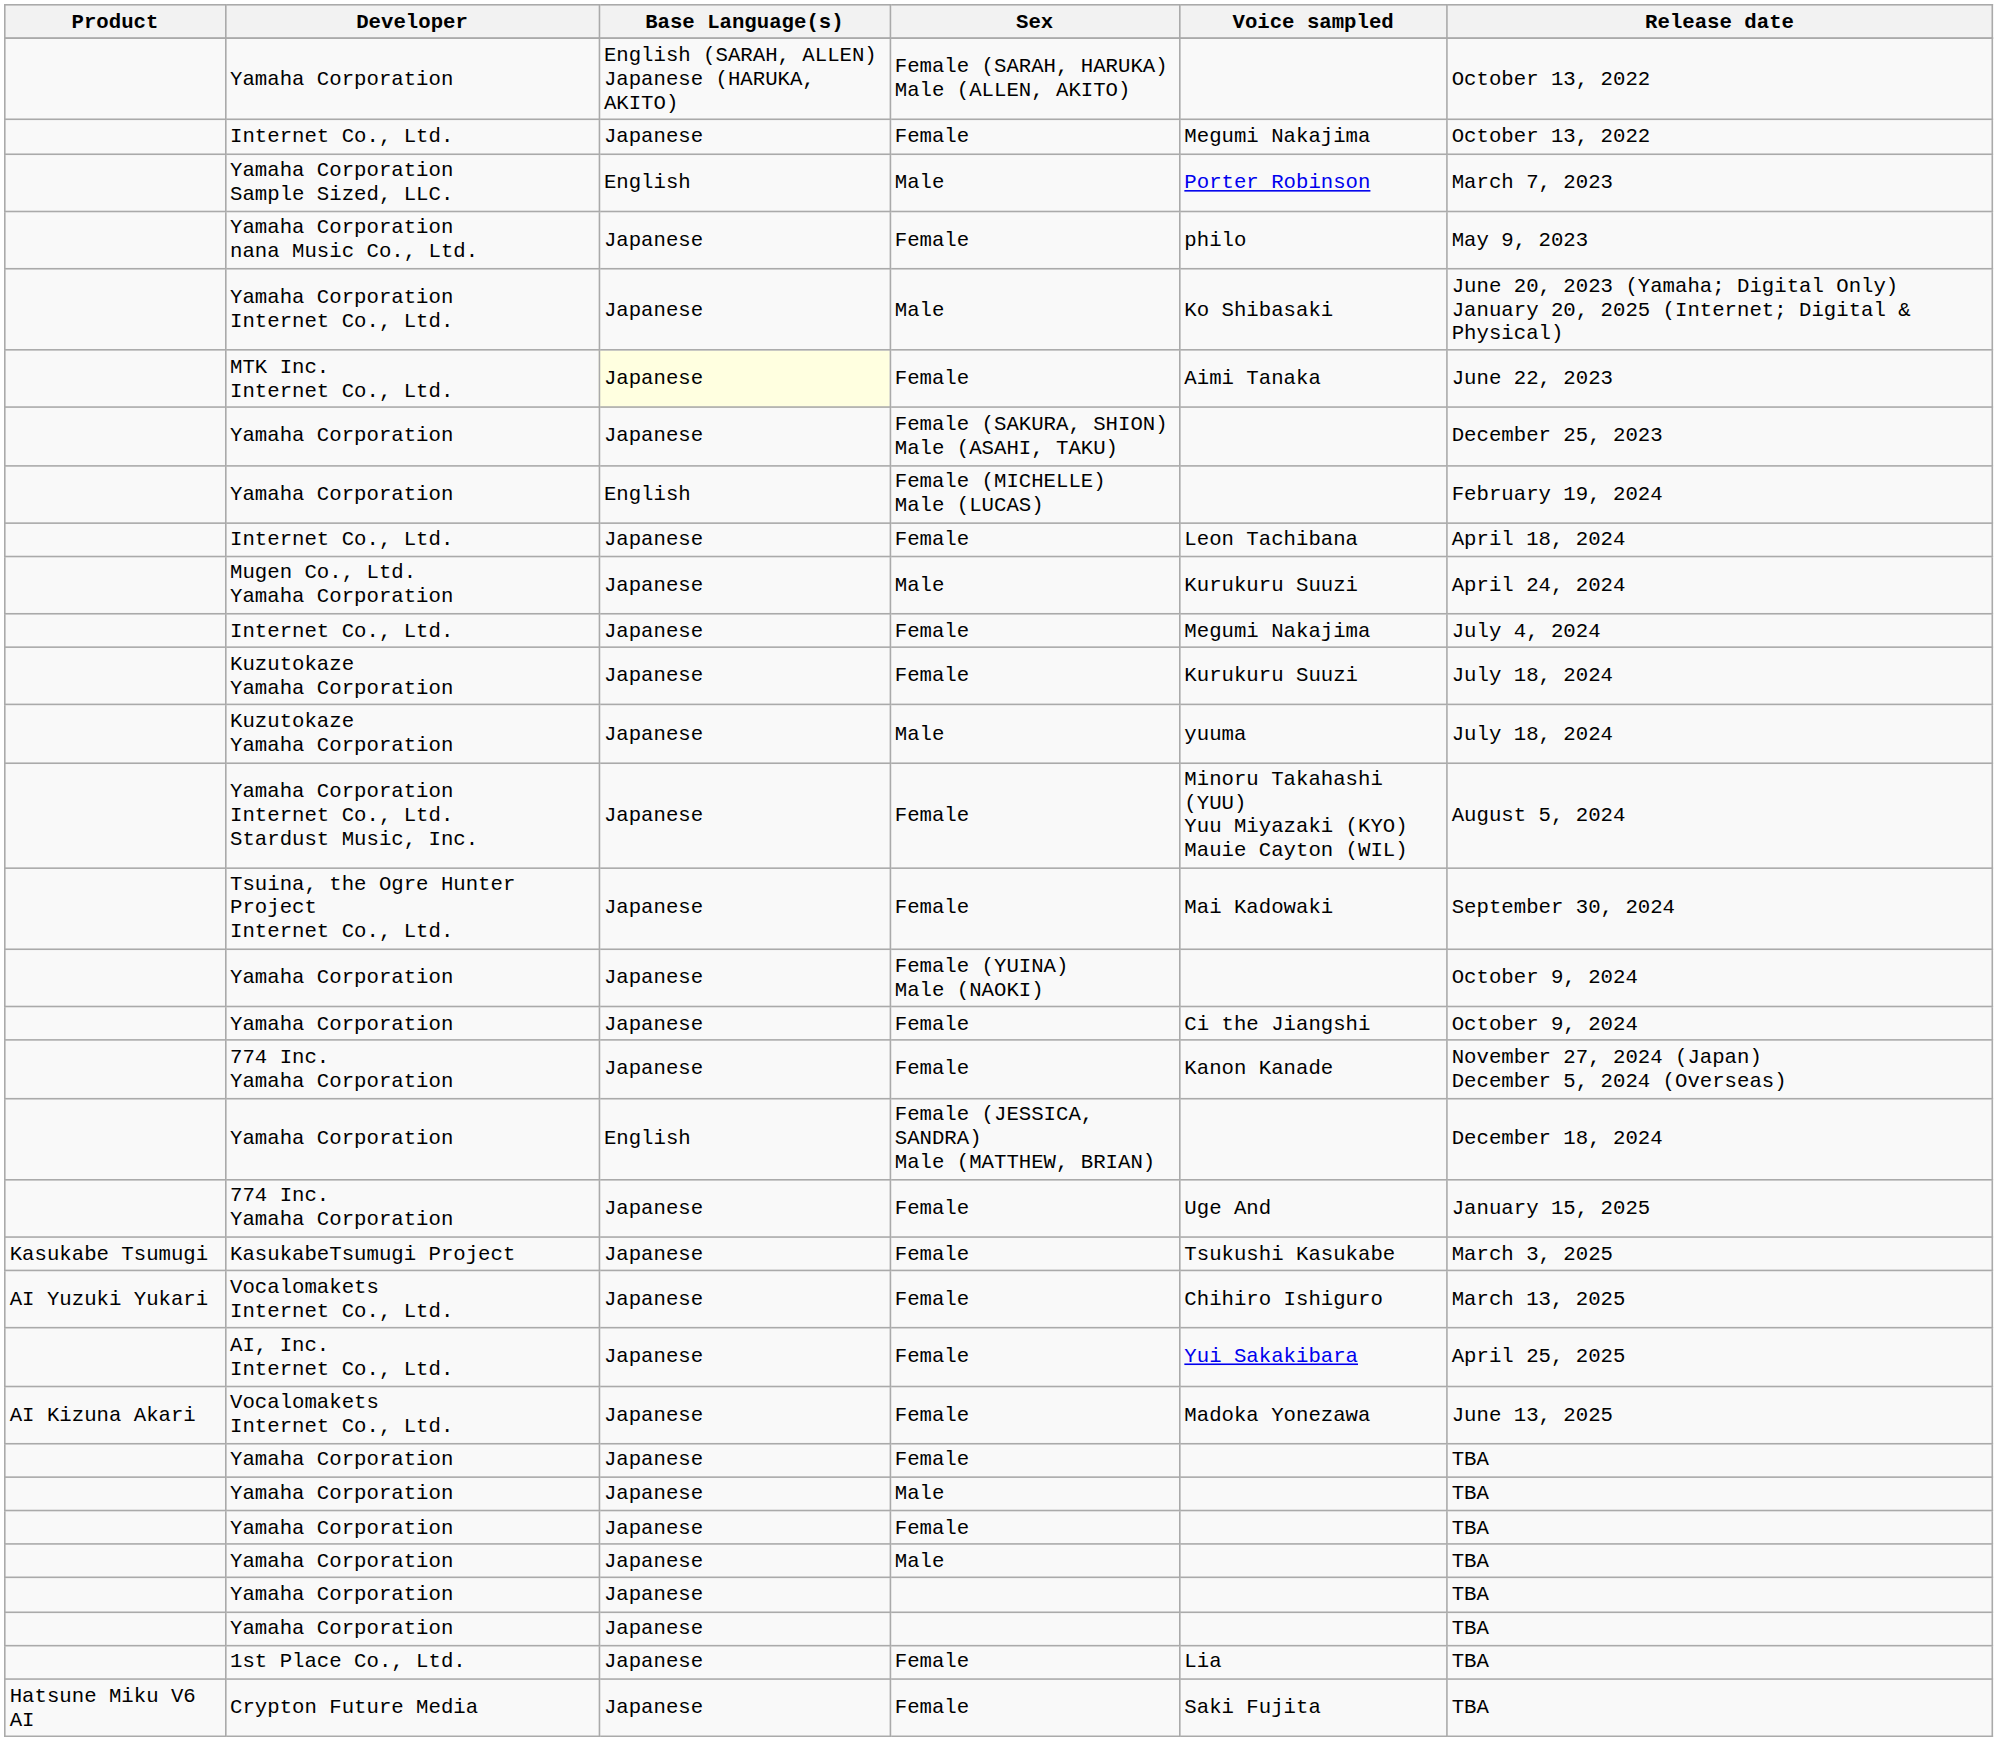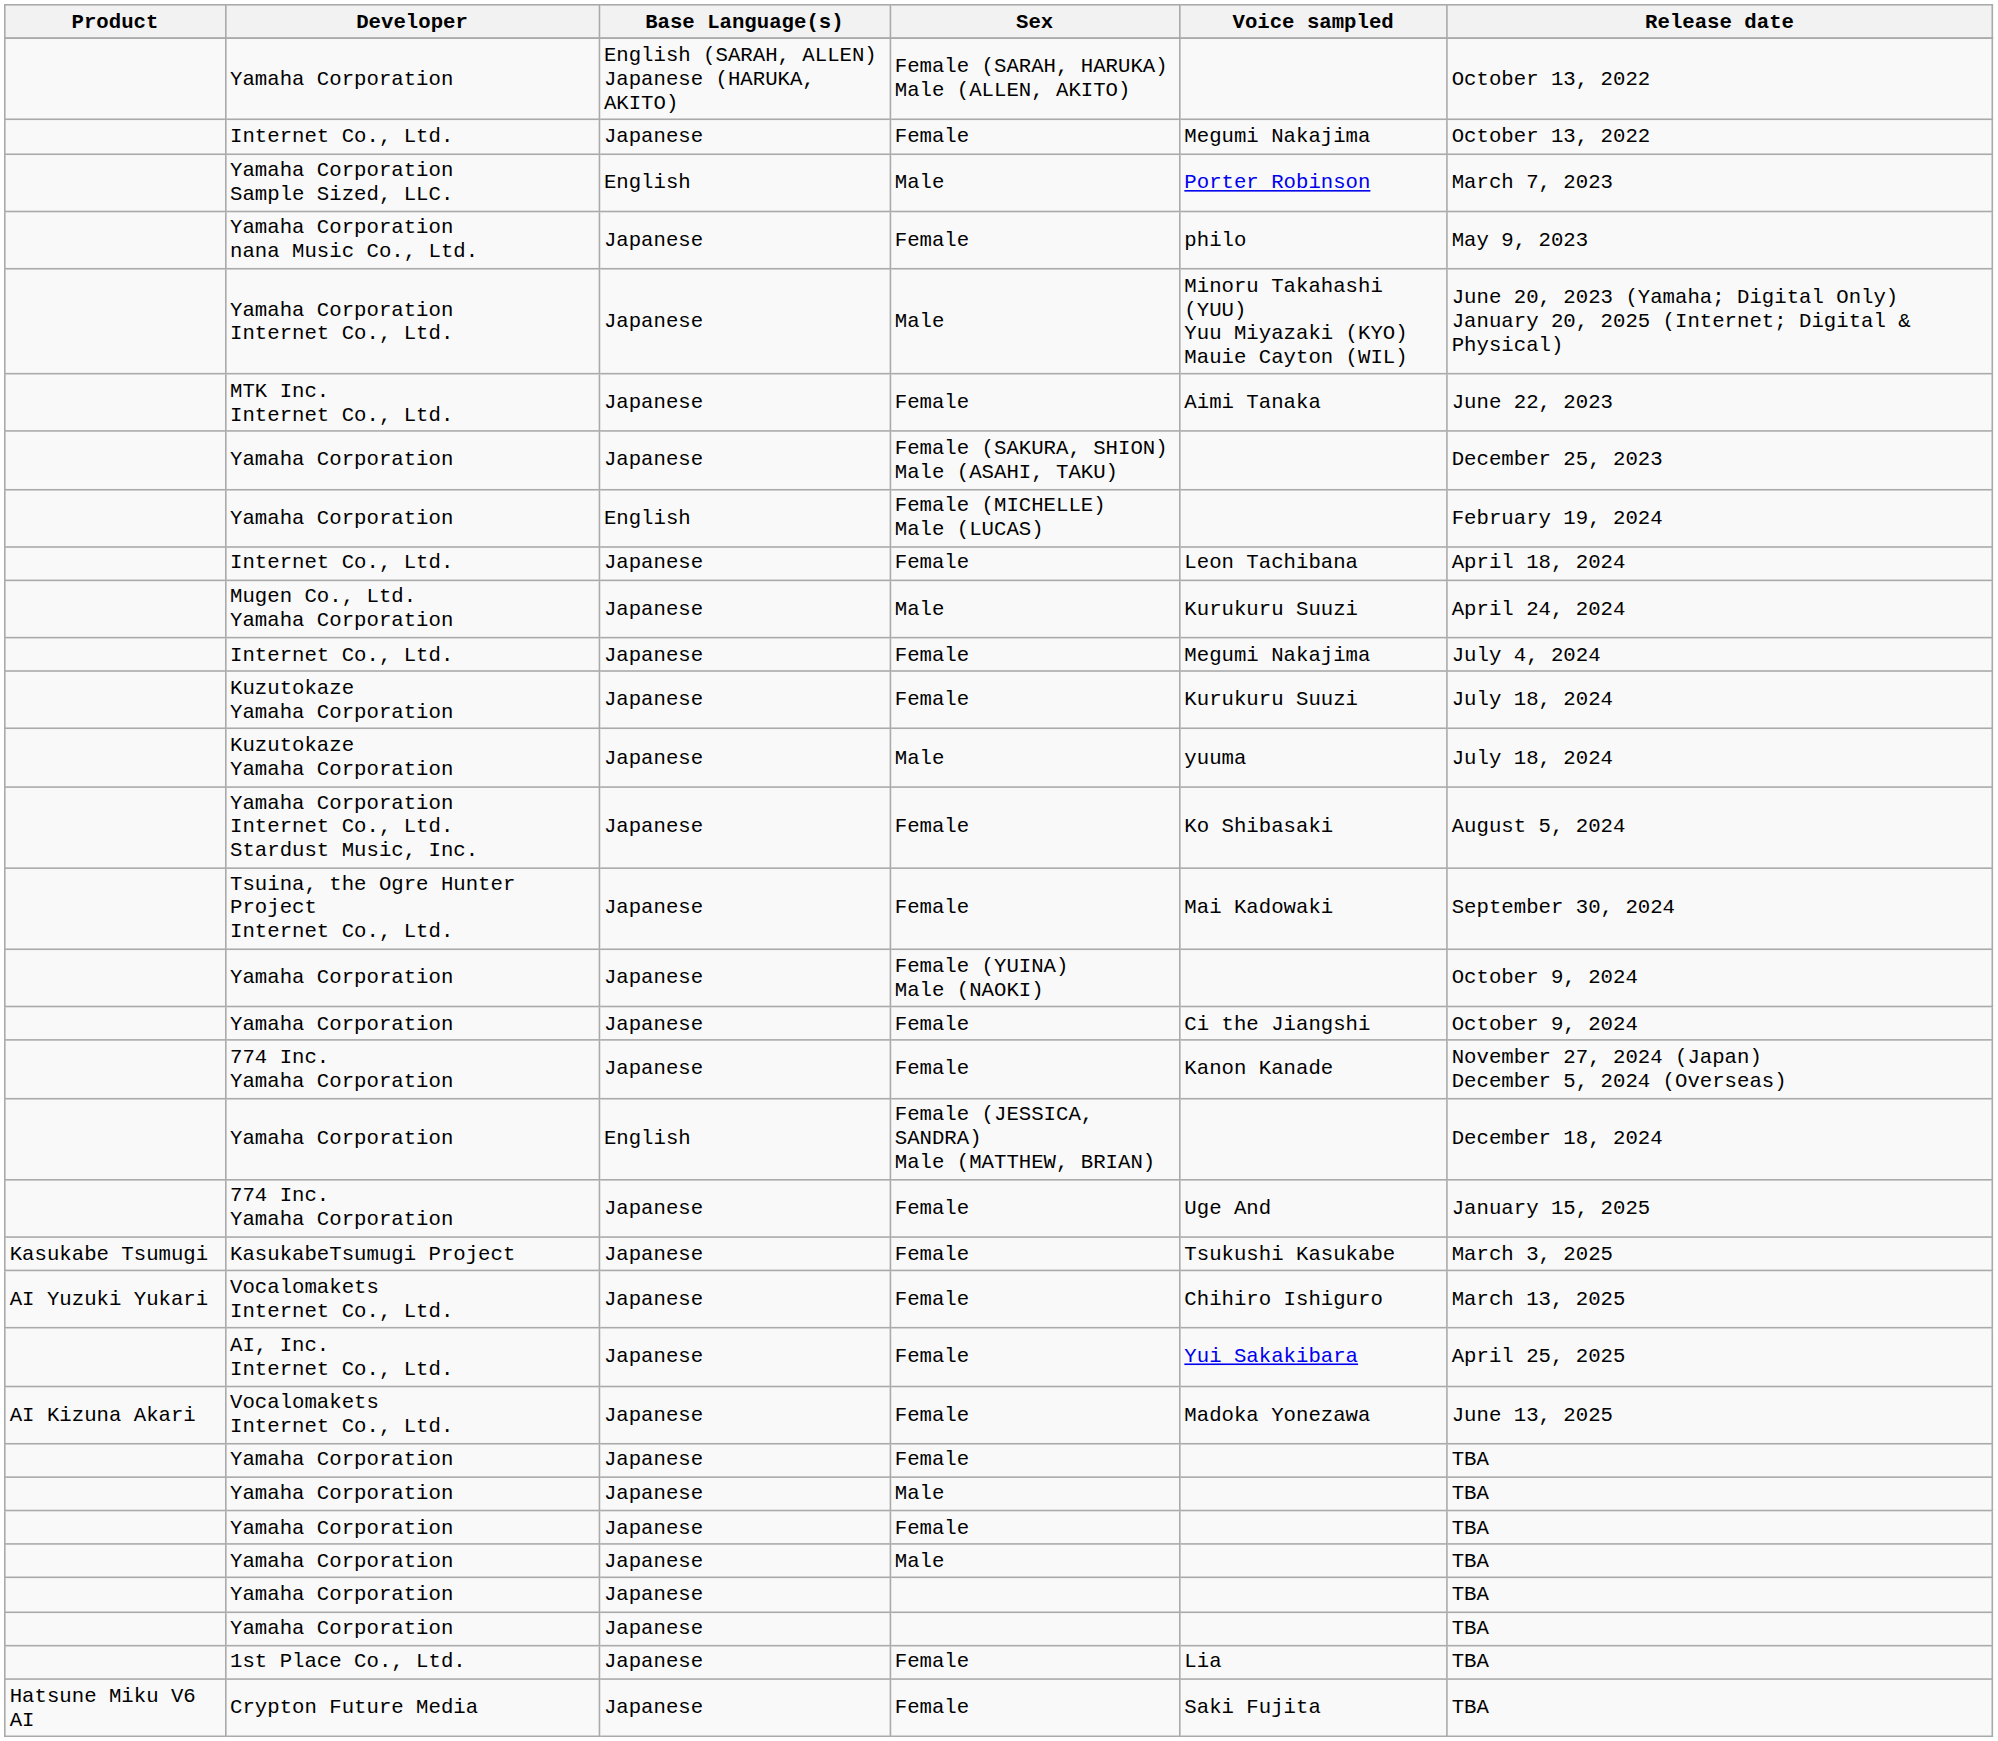(1259, 309) Ko Shibasaki -> (1296, 321) Minoru Takahashi (YUU) Yuu Miyazaki (KYO) Mauie Cayton (WIL)
(654, 379) lightyellow background -> (654, 403) no background
(1296, 815) Minoru Takahashi (YUU) Yuu Miyazaki (KYO) Mauie Cayton (WIL) -> (1259, 827) Ko Shibasaki
